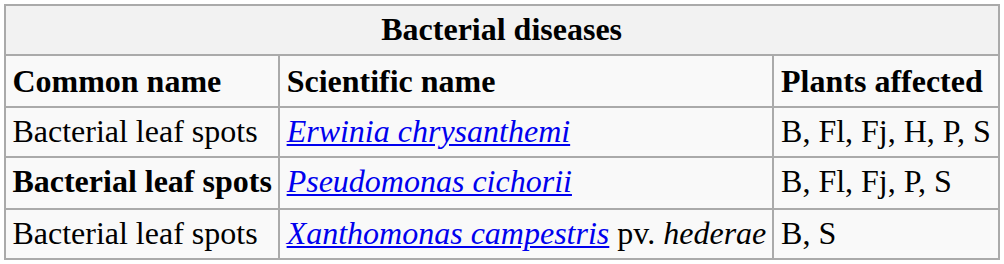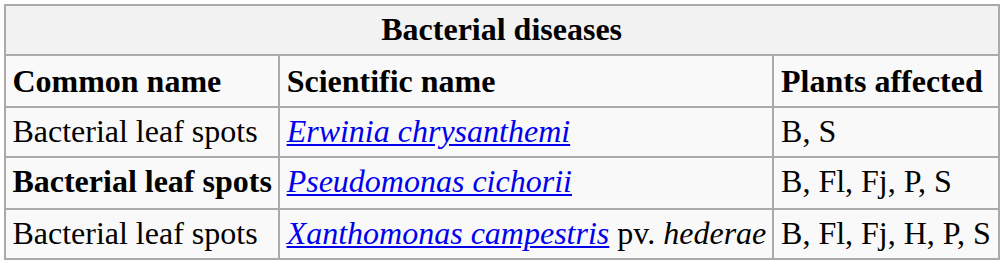(886, 131) B, Fl, Fj, H, P, S -> (809, 131) B, S
(809, 232) B, S -> (886, 232) B, Fl, Fj, H, P, S
